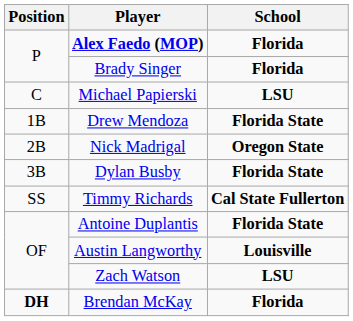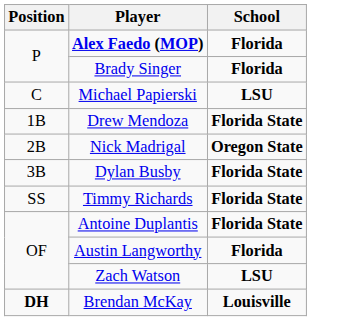(278, 198) Cal State Fullerton -> (257, 198) Florida State
(278, 250) Louisville -> (257, 250) Florida
(278, 302) Florida -> (257, 302) Louisville
